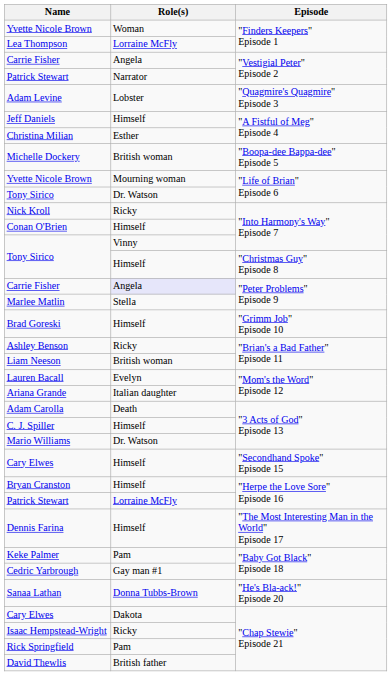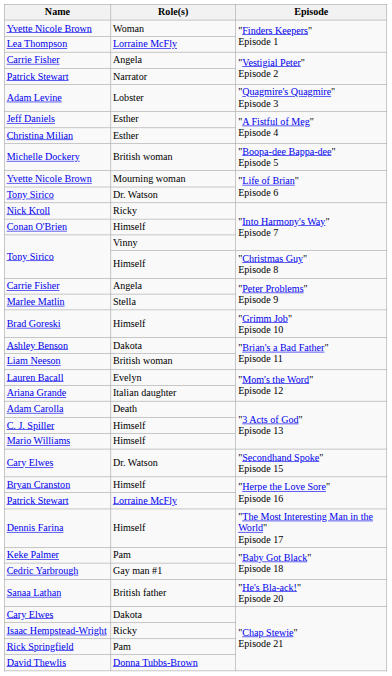(129, 119) Himself -> (126, 119) Esther
(127, 286) lavender background -> (127, 286) no background
(125, 345) Ricky -> (127, 345) Dakota
(135, 441) Dr. Watson -> (129, 441) Himself
(129, 463) Himself -> (135, 463) Dr. Watson
(155, 593) Donna Tubbs-Brown -> (140, 593) British father
(140, 662) British father -> (155, 662) Donna Tubbs-Brown
